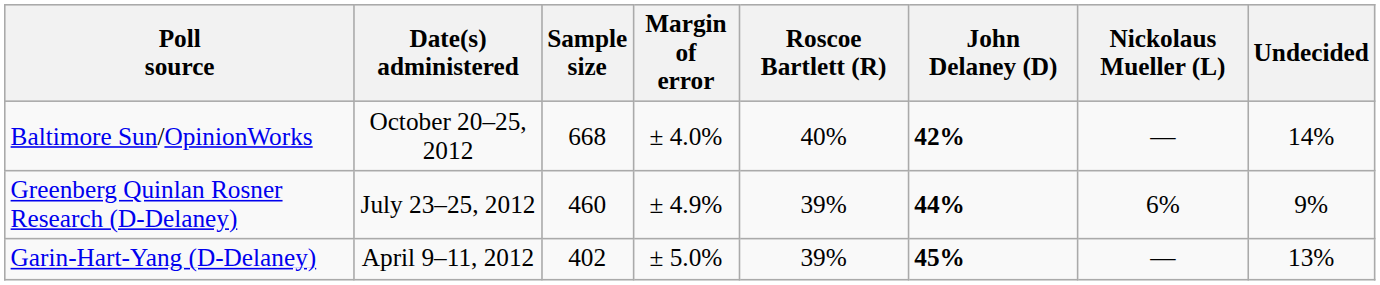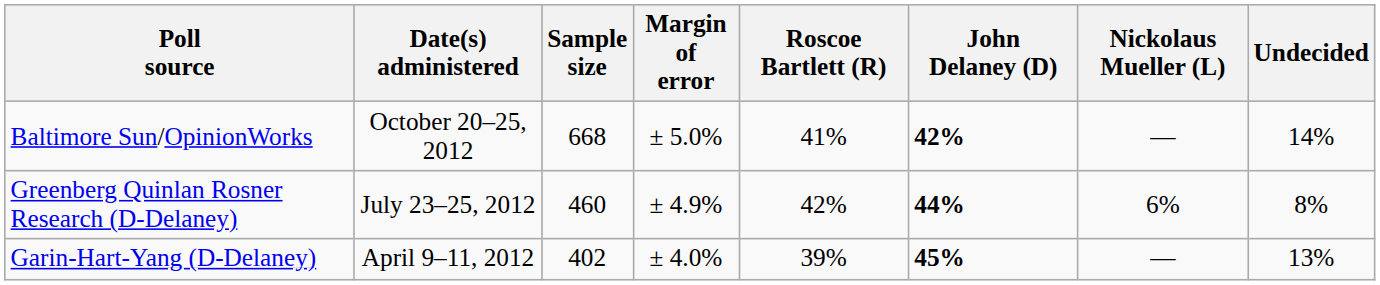(686, 135) ± 4.0% -> (686, 135) ± 5.0%
(824, 135) 40% -> (824, 135) 41%
(824, 204) 39% -> (824, 204) 42%
(1311, 204) 9% -> (1311, 204) 8%
(686, 258) ± 5.0% -> (686, 258) ± 4.0%
